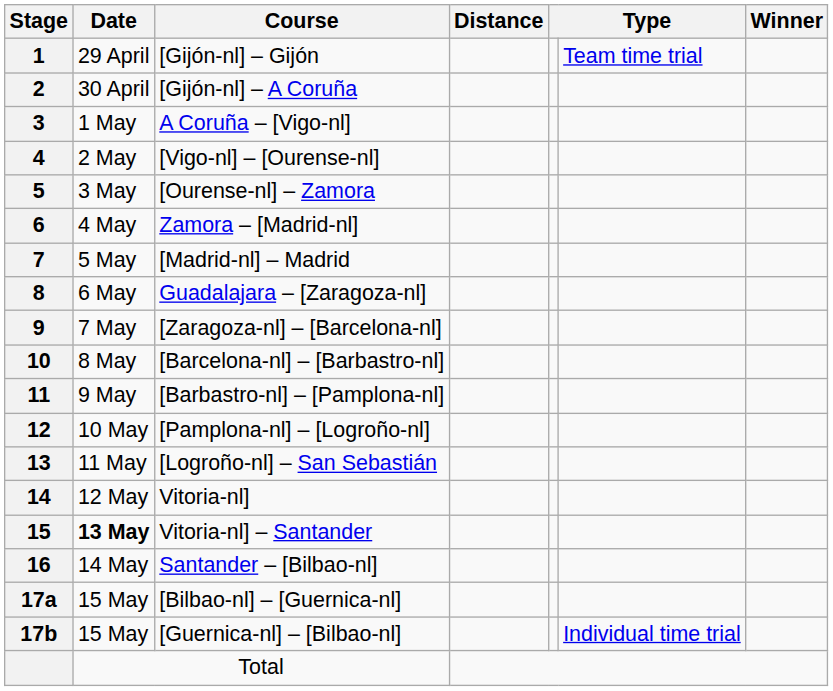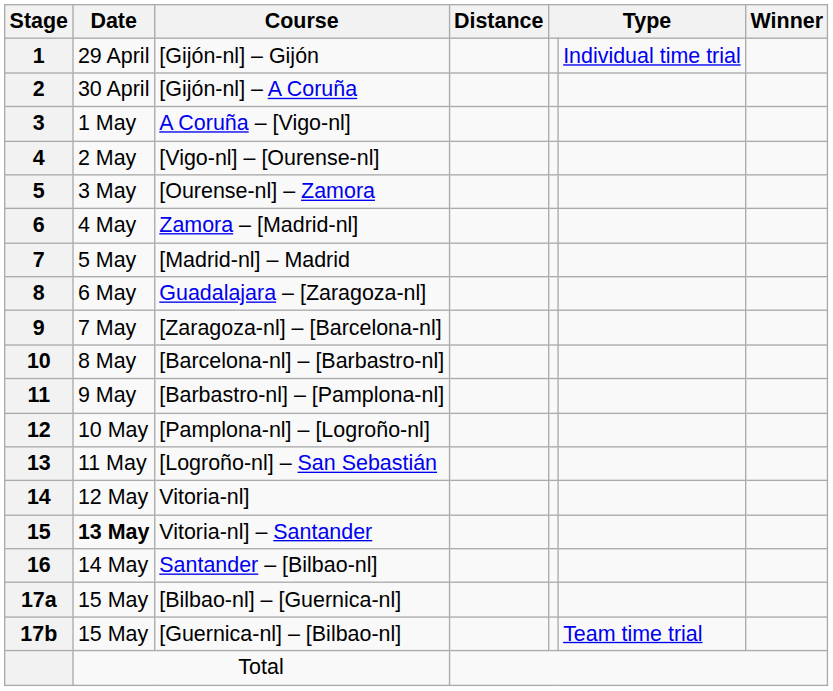(633, 55) Team time trial -> (652, 55) Individual time trial
(652, 633) Individual time trial -> (633, 633) Team time trial
